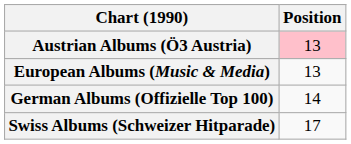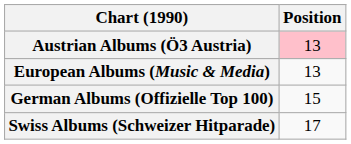(312, 98) 14 -> (312, 98) 15
